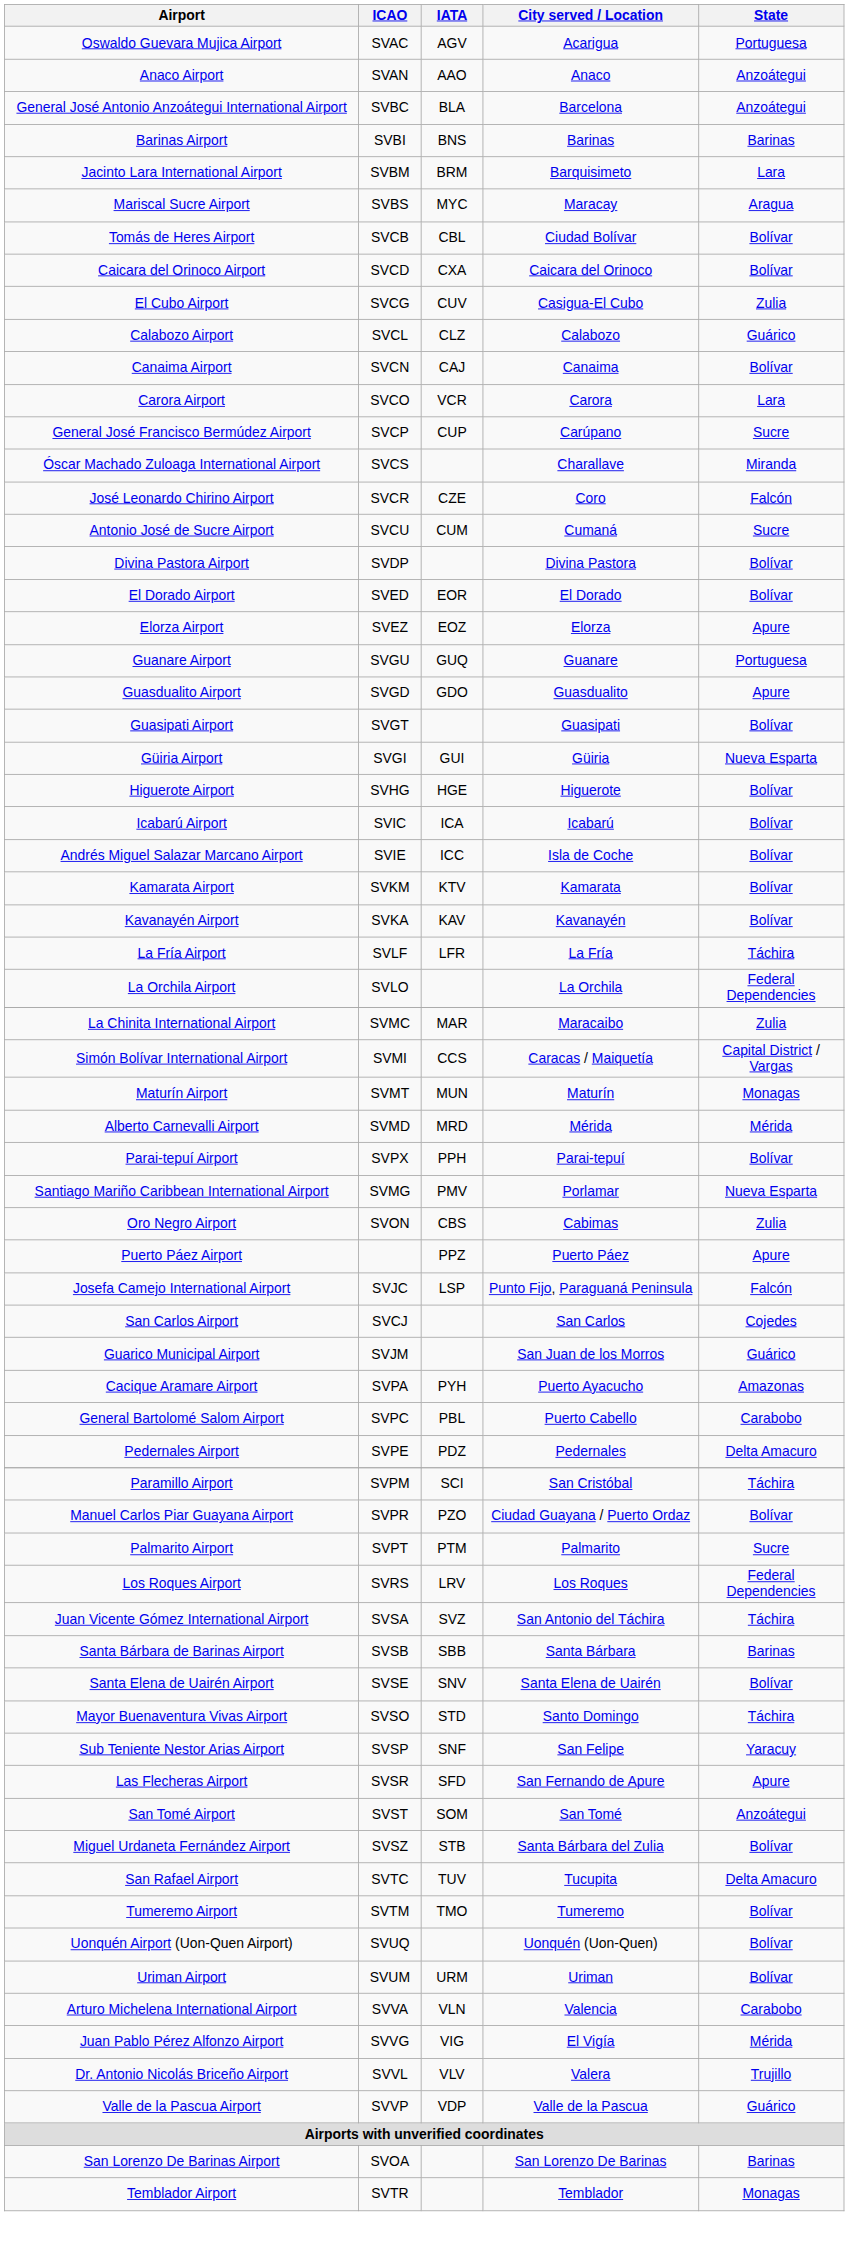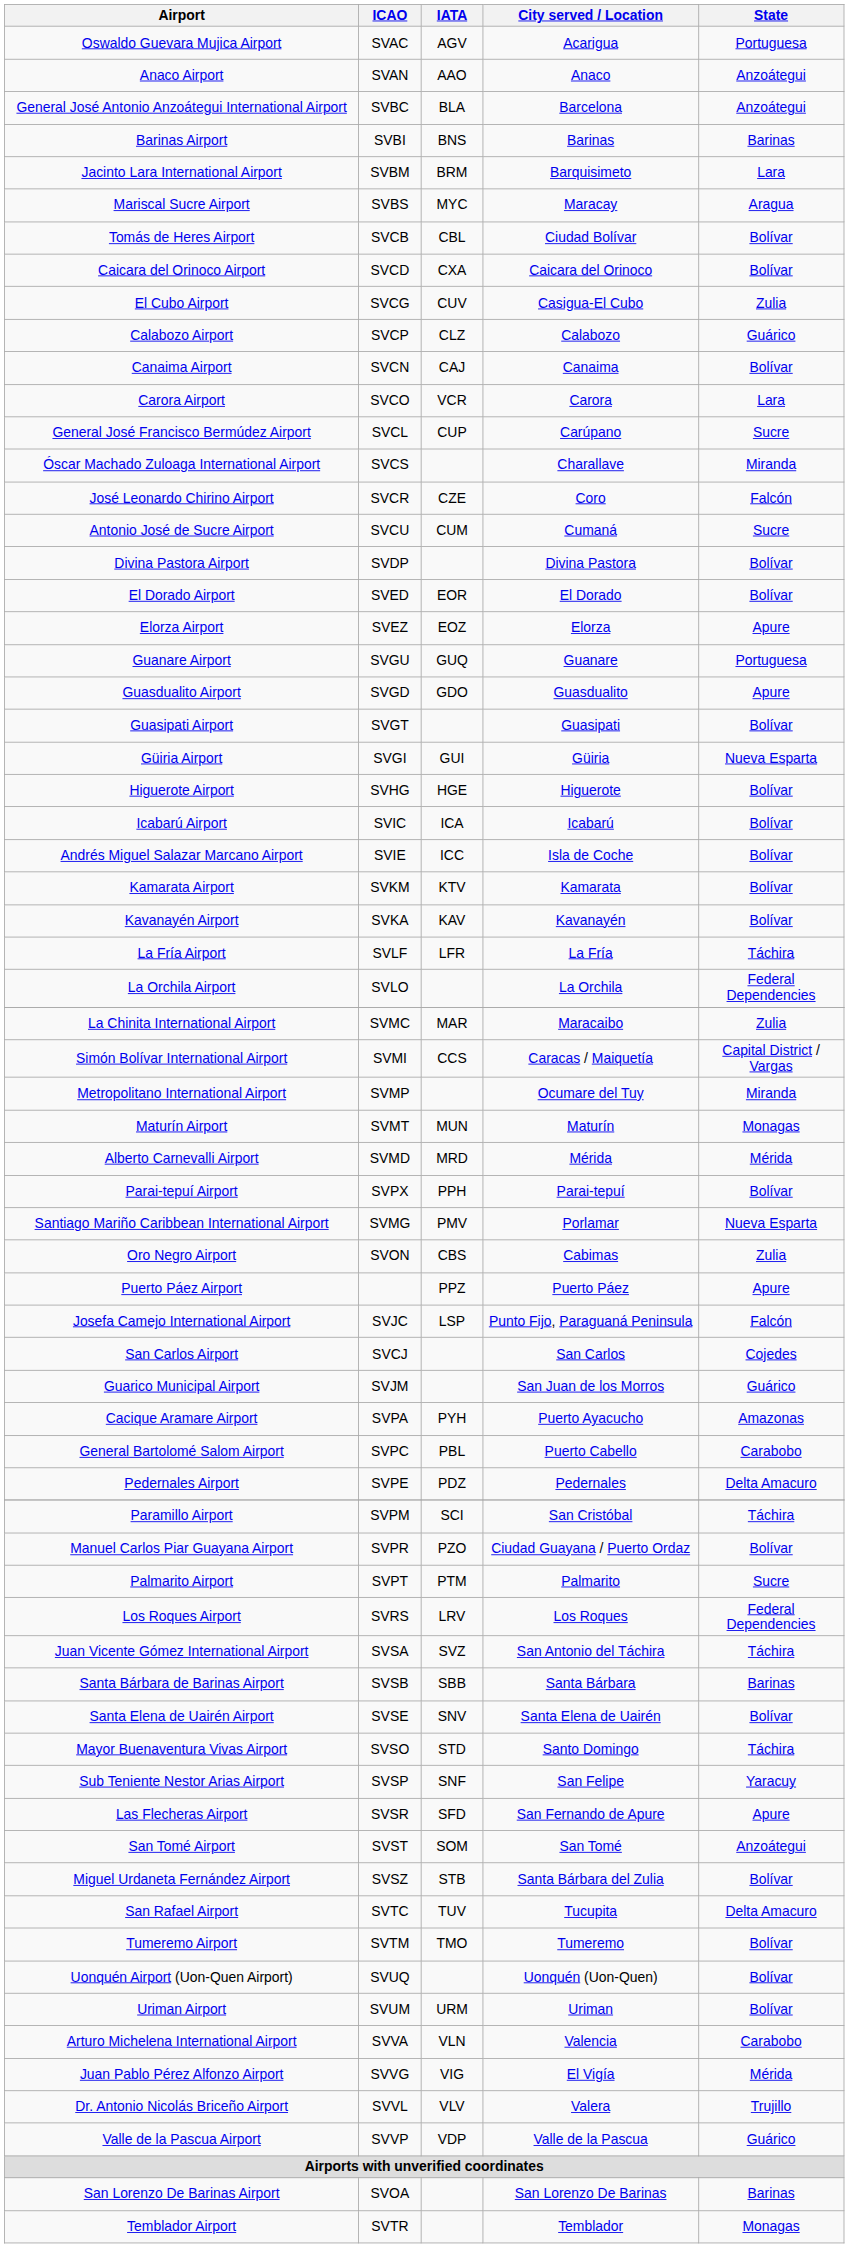(390, 335) SVCL -> (390, 335) SVCP
(390, 433) SVCP -> (390, 433) SVCL
+ row: (182, 1093)
